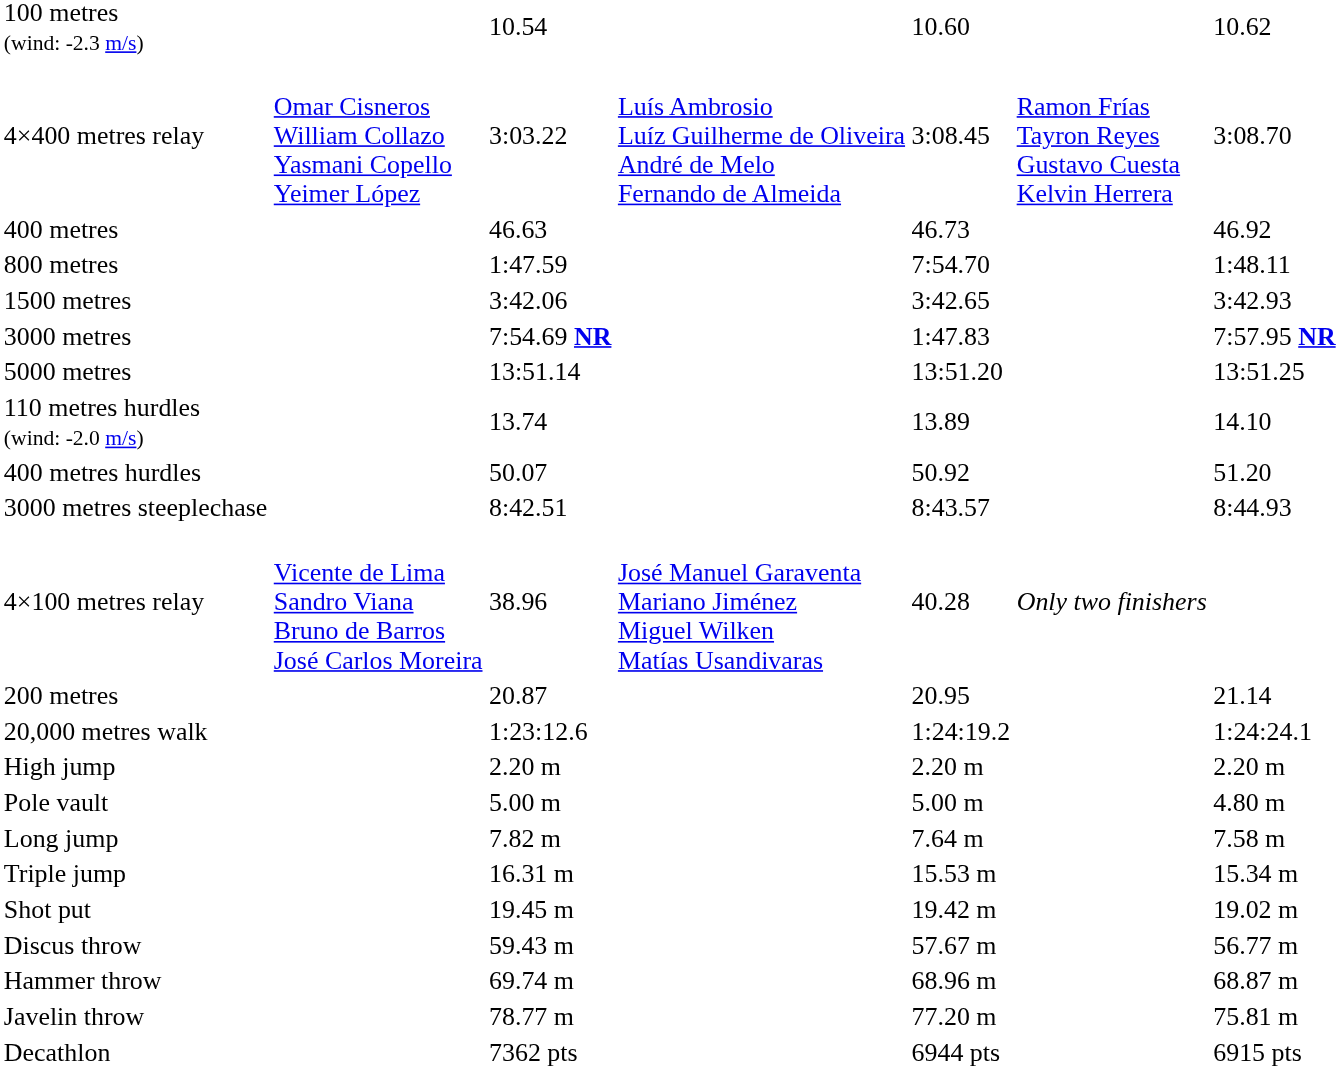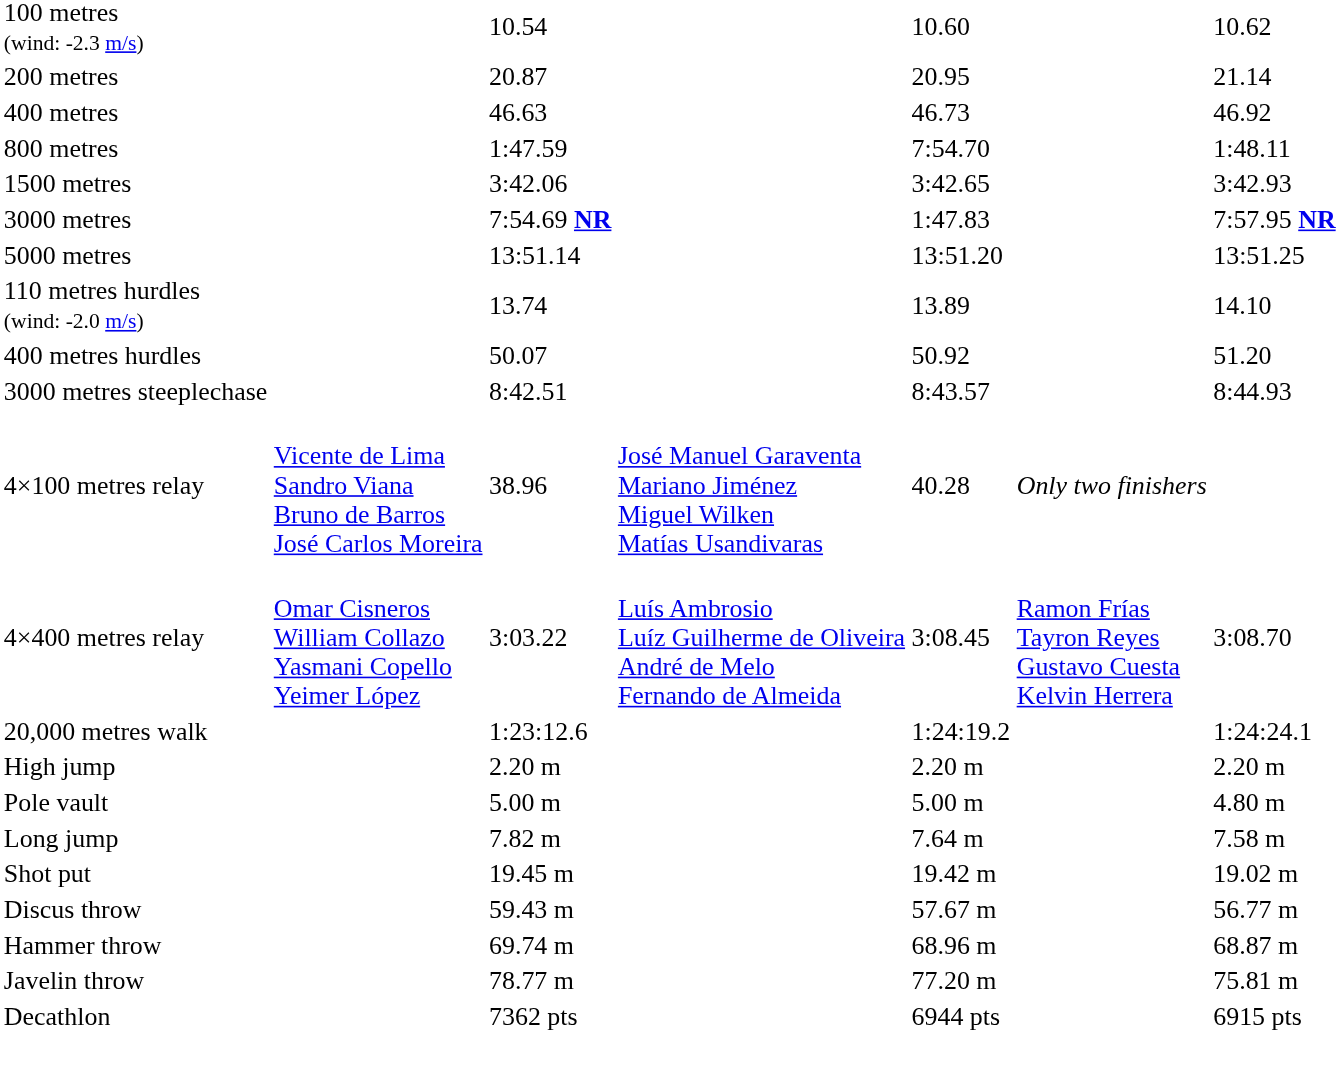rows swapped: (61, 695) <-> (104, 135)
- row: (65, 873)
